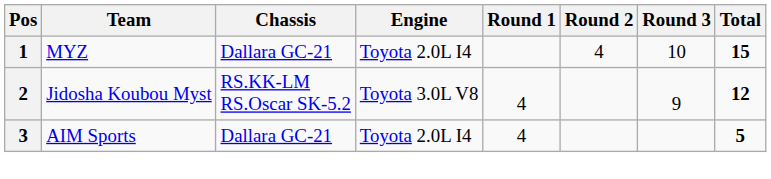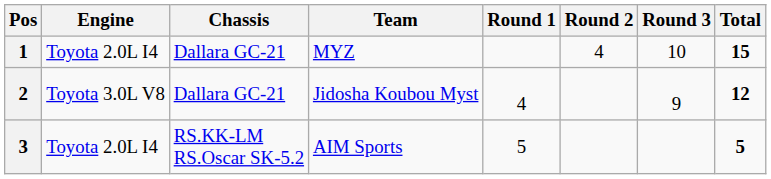columns swapped: (129, 20) <-> (419, 20)
(286, 93) RS.KK-LM RS.Oscar SK-5.2 -> (229, 93) Dallara GC-21
(276, 136) Dallara GC-21 -> (239, 147) RS.KK-LM RS.Oscar SK-5.2
(522, 136) 4 -> (522, 147) 5
